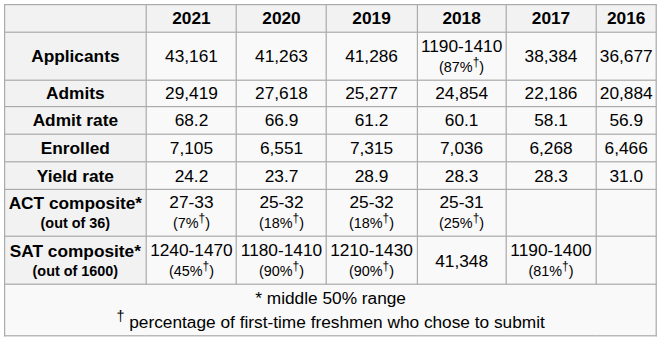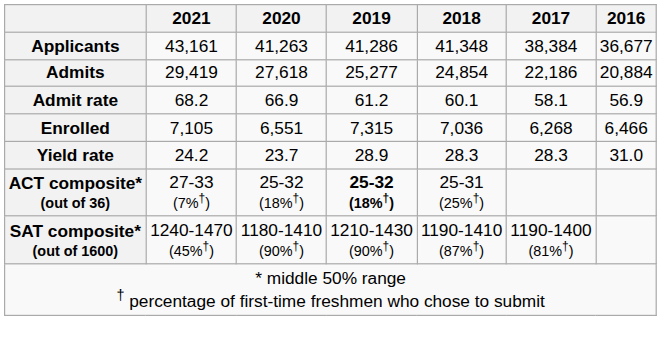(462, 56) 1190-1410 (87%†) -> (462, 46) 41,348
(372, 213) normal -> (372, 192) bold
(462, 260) 41,348 -> (462, 240) 1190-1410 (87%†)
